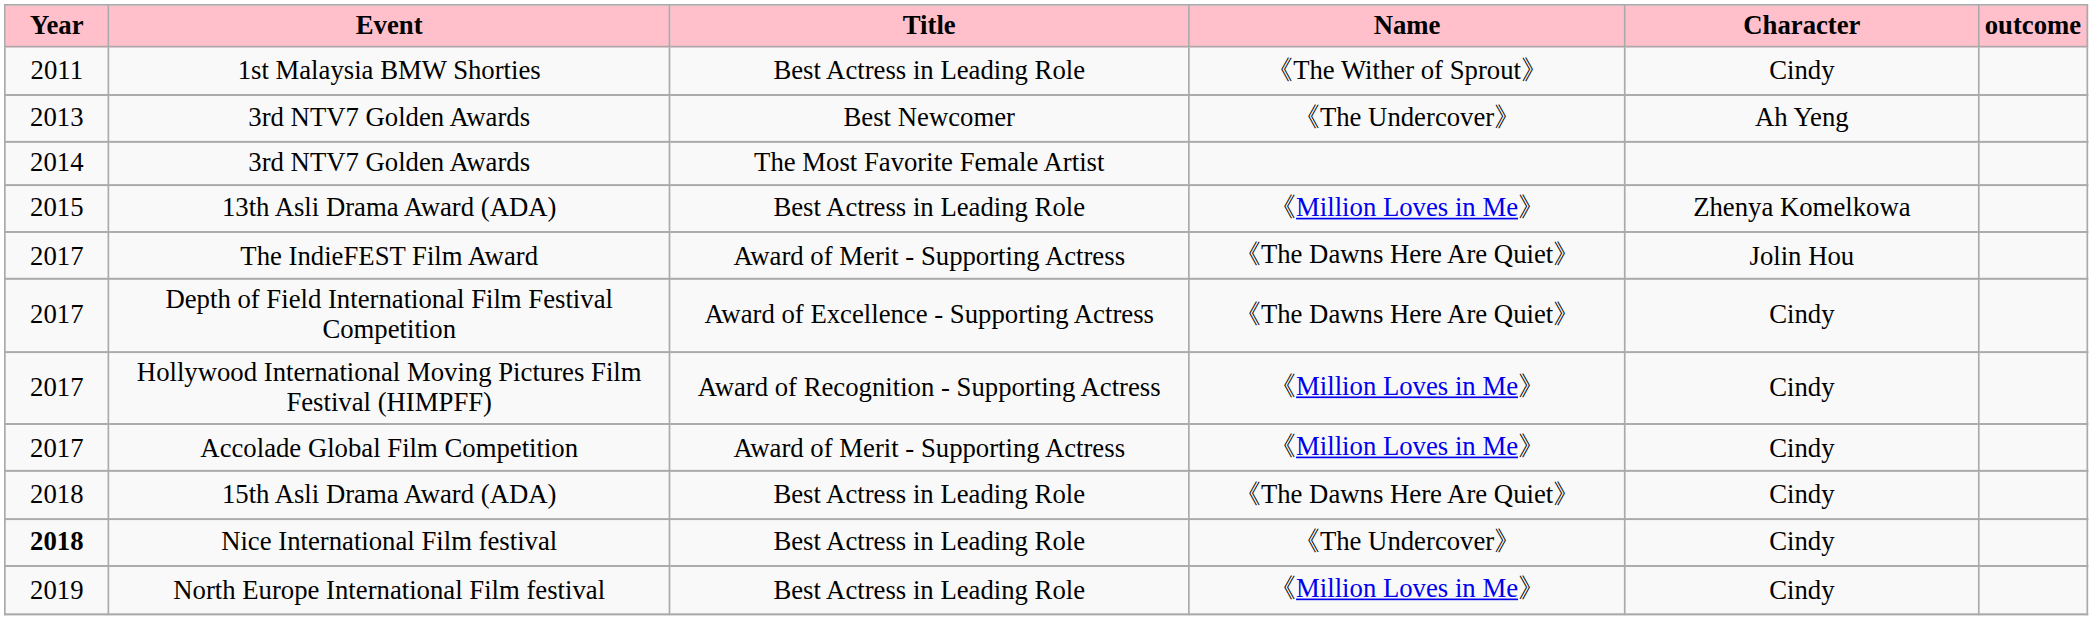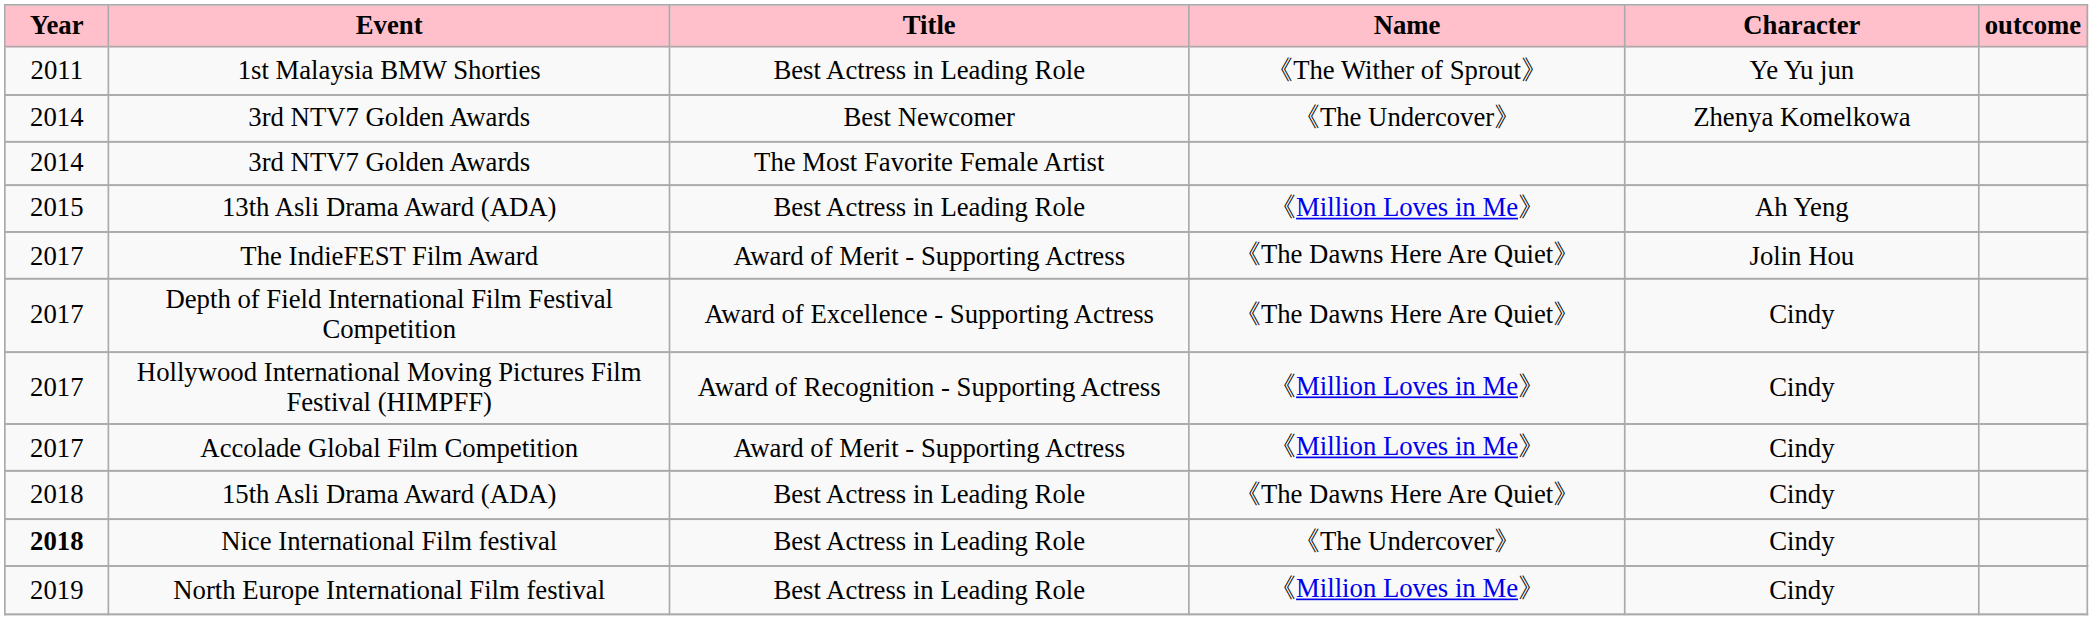(1802, 70) Cindy -> (1802, 70) Ye Yu jun
(57, 117) 2013 -> (57, 117) 2014
(1802, 117) Ah Yeng -> (1802, 117) Zhenya Komelkowa
(1802, 207) Zhenya Komelkowa -> (1802, 207) Ah Yeng
